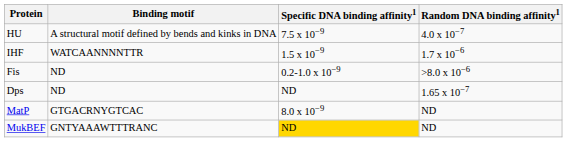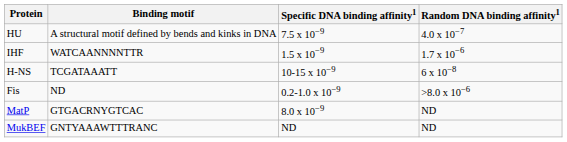+ row: (19, 72)
- row: (15, 91)
(289, 128) gold background -> (289, 128) no background
